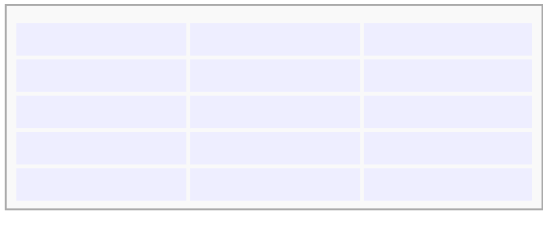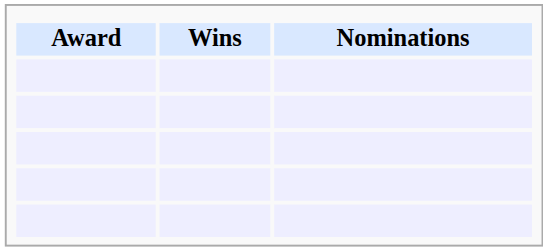+ row: (86, 38)
